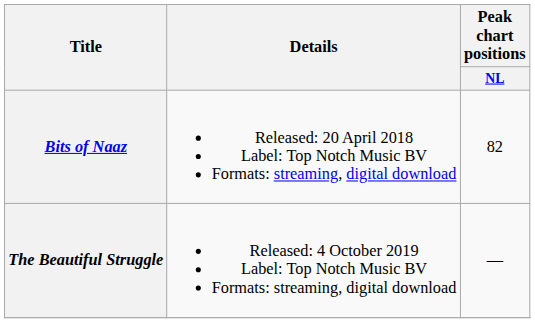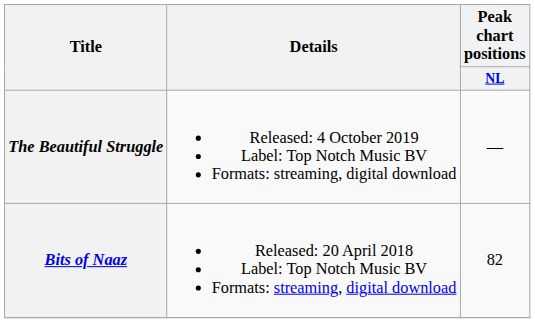rows swapped: (86, 146) <-> (86, 260)
